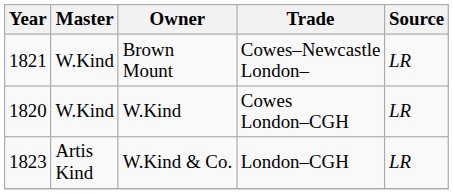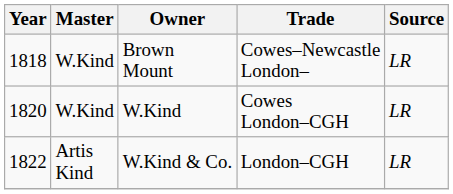(28, 60) 1821 -> (28, 60) 1818
(28, 162) 1823 -> (28, 162) 1822
